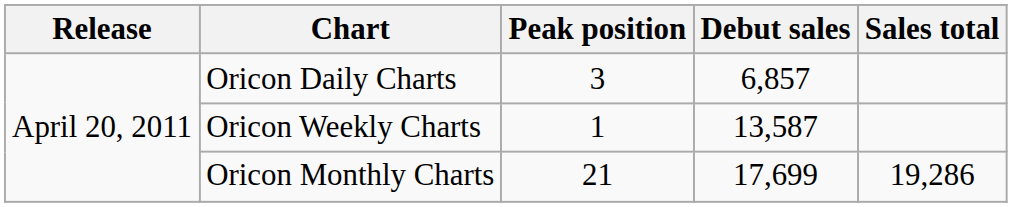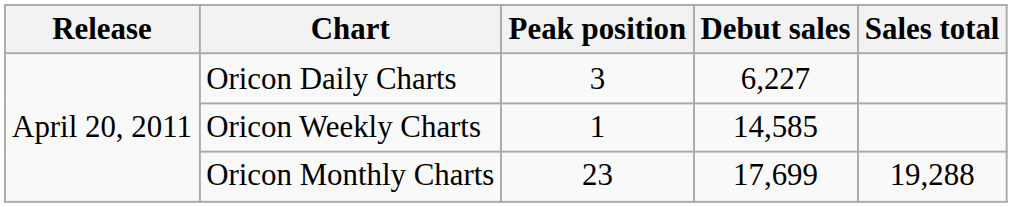(775, 77) 6,857 -> (775, 77) 6,227
(775, 126) 13,587 -> (775, 126) 14,585
(597, 175) 21 -> (597, 175) 23
(932, 175) 19,286 -> (932, 175) 19,288
